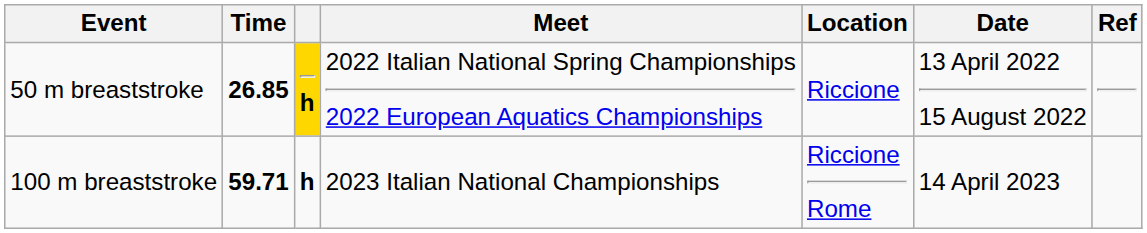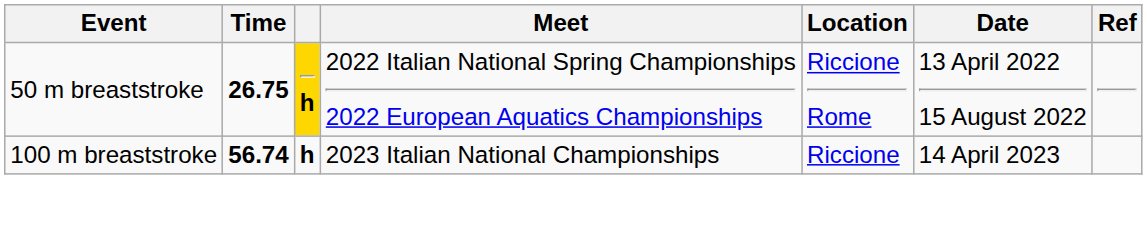(258, 89) 26.85 -> (258, 89) 26.75
(853, 89) Riccione -> (857, 89) Riccione Rome
(258, 181) 59.71 -> (258, 154) 56.74
(857, 181) Riccione Rome -> (853, 154) Riccione
